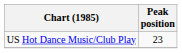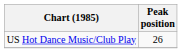(158, 39) 23 -> (158, 39) 26
